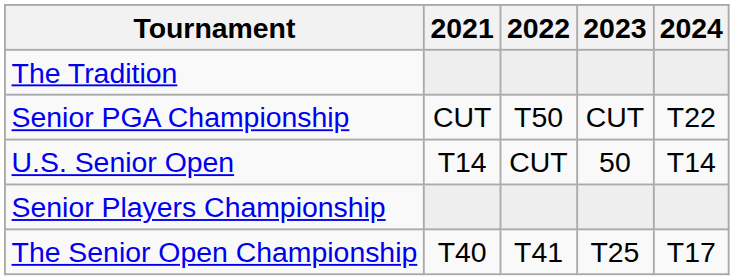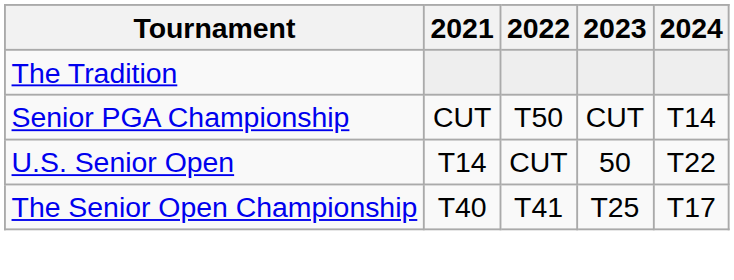(691, 118) T22 -> (691, 118) T14
(691, 163) T14 -> (691, 163) T22
- row: (199, 208)
